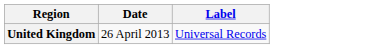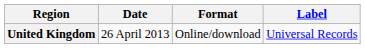+ column: (218, 14)
